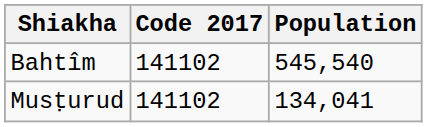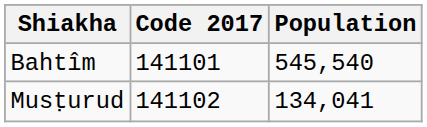(178, 63) 141102 -> (178, 63) 141101
